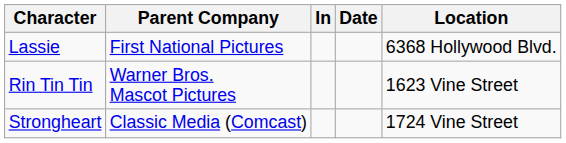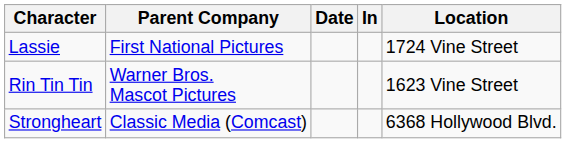columns swapped: (323, 18) <-> (358, 18)
(471, 46) 6368 Hollywood Blvd. -> (452, 46) 1724 Vine Street
(452, 123) 1724 Vine Street -> (471, 123) 6368 Hollywood Blvd.
